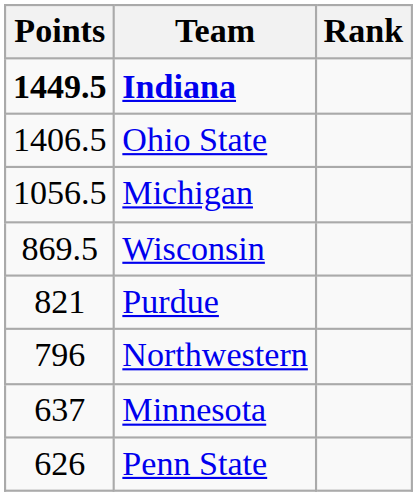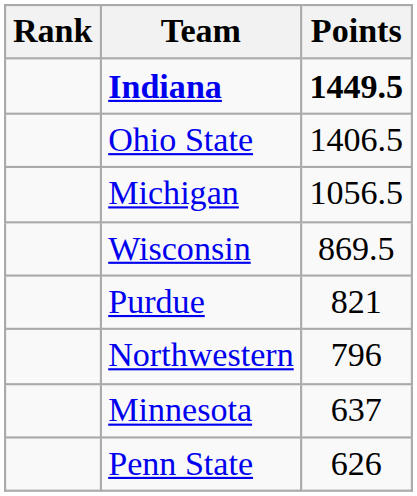columns swapped: (363, 31) <-> (60, 31)
